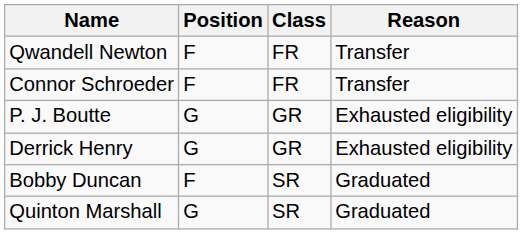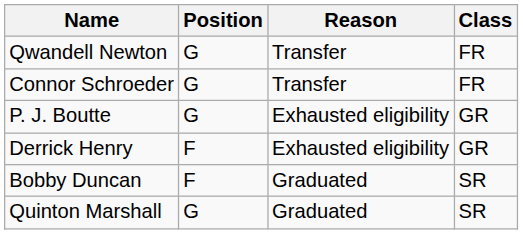columns swapped: (299, 20) <-> (424, 20)
(189, 52) F -> (191, 52) G
(189, 84) F -> (191, 84) G
(191, 148) G -> (189, 148) F
